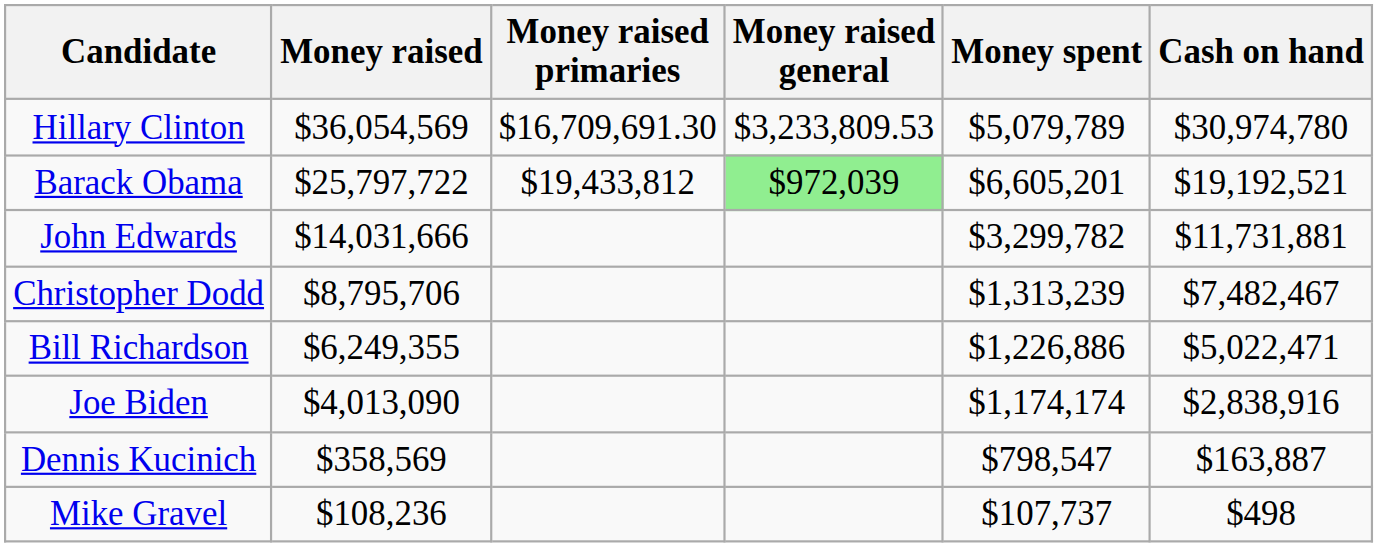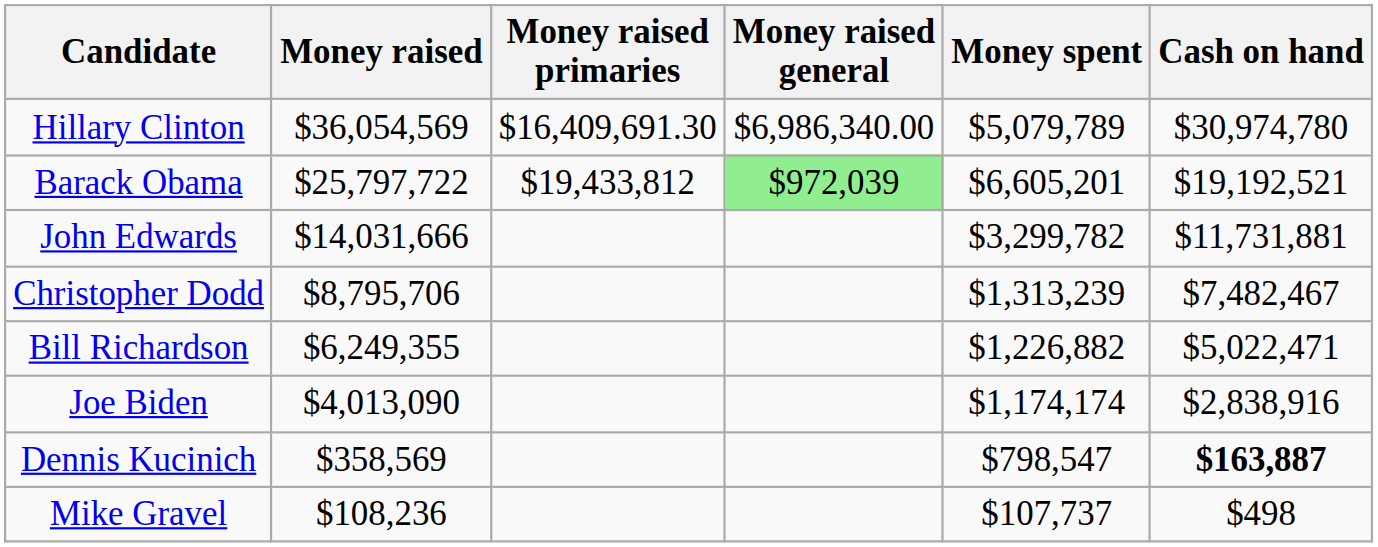(608, 126) $16,709,691.30 -> (608, 126) $16,409,691.30
(834, 126) $3,233,809.53 -> (834, 126) $6,986,340.00
(1047, 347) $1,226,886 -> (1047, 347) $1,226,882
(1261, 458) normal -> (1261, 458) bold
